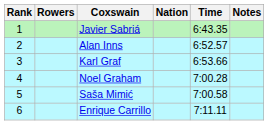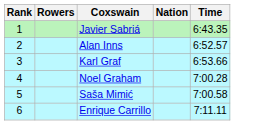- column: (247, 12)
